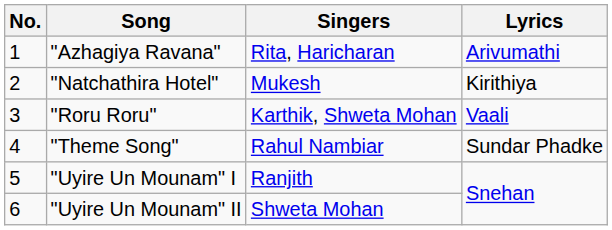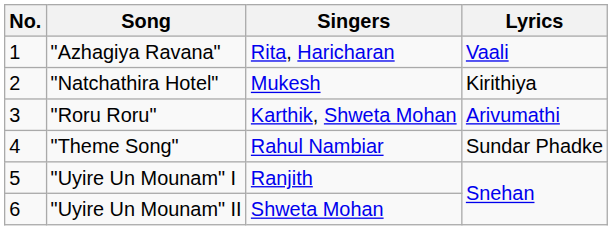(513, 52) Arivumathi -> (487, 52) Vaali
(487, 115) Vaali -> (513, 115) Arivumathi
